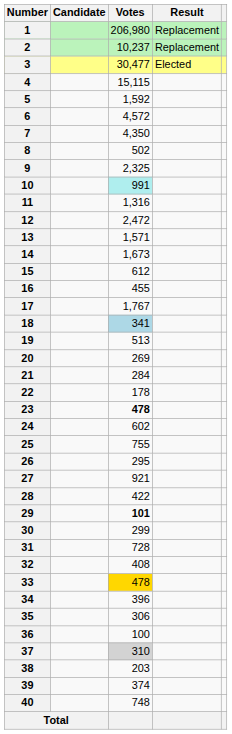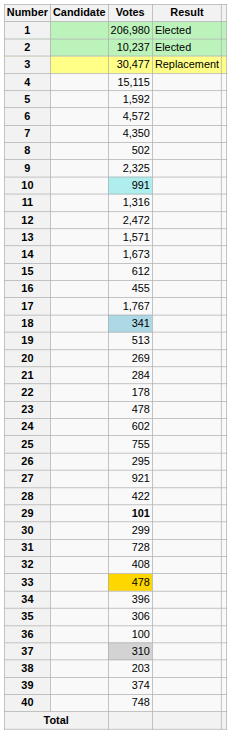(187, 30) Replacement -> (173, 30) Elected
(187, 47) Replacement -> (173, 47) Elected
(173, 64) Elected -> (187, 64) Replacement
(141, 409) bold -> (141, 409) normal
